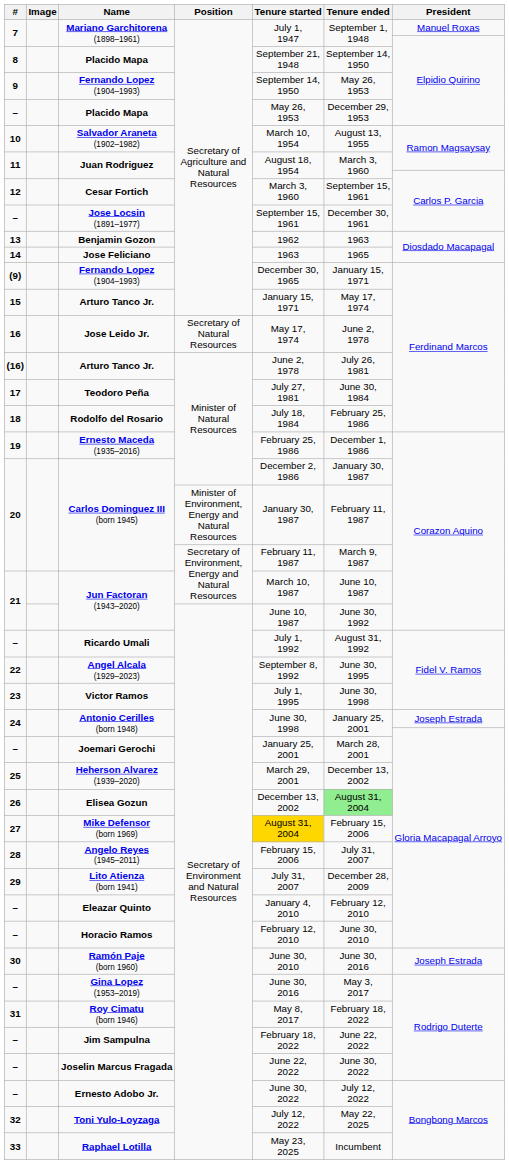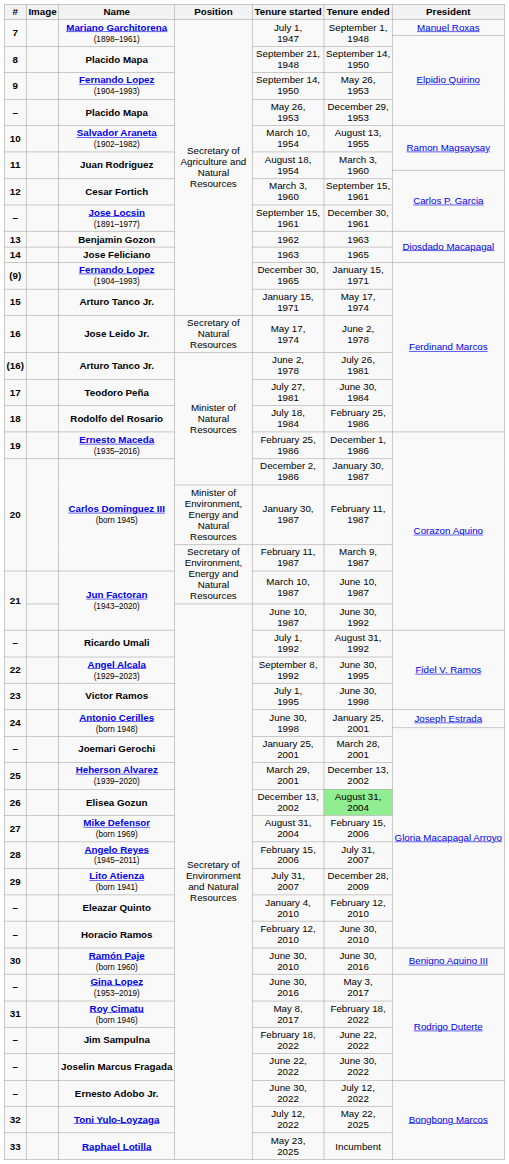(288, 828) gold background -> (288, 828) no background
(448, 961) Joseph Estrada -> (448, 961) Benigno Aquino III
